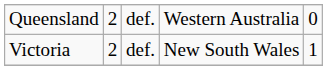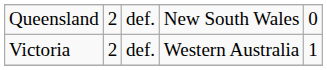(232, 19) Western Australia -> (232, 19) New South Wales
(232, 49) New South Wales -> (232, 49) Western Australia
